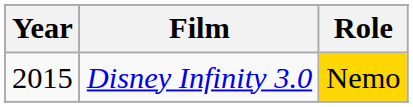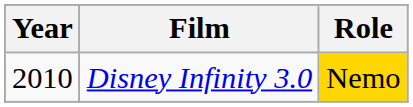(42, 76) 2015 -> (42, 76) 2010
